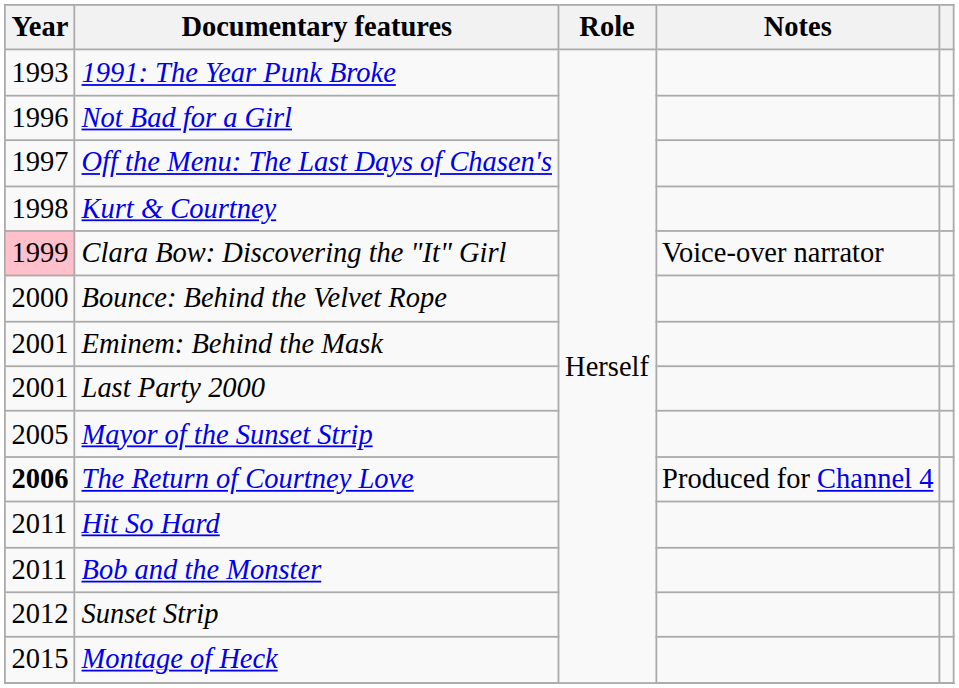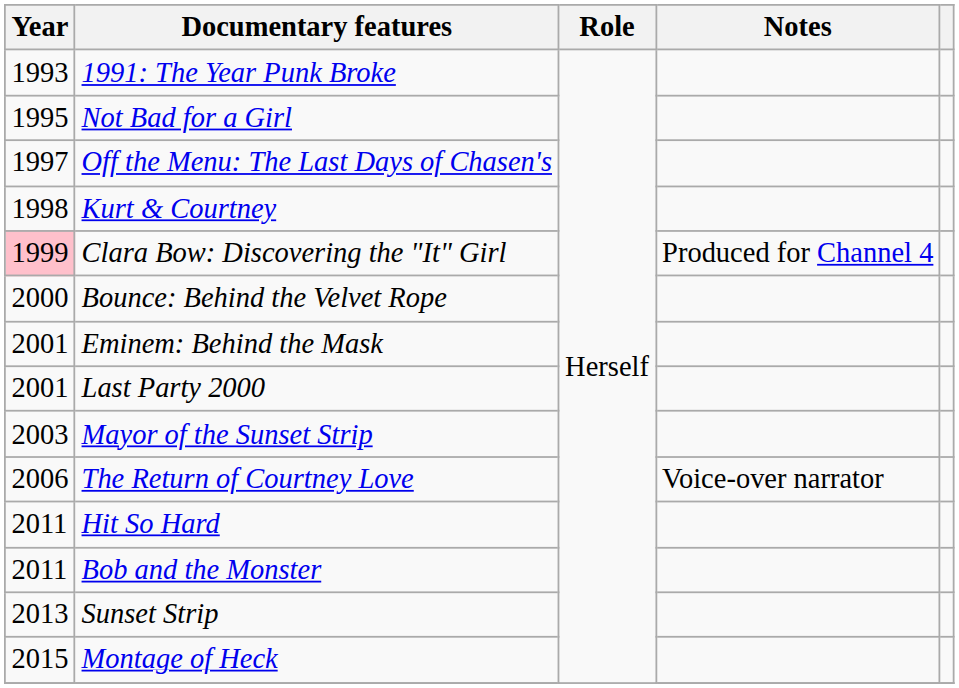(40, 117) 1996 -> (40, 117) 1995
(773, 252) Voice-over narrator -> (798, 252) Produced for Channel 4
(40, 433) 2005 -> (40, 433) 2003
(40, 478) bold -> (40, 478) normal
(798, 478) Produced for Channel 4 -> (773, 478) Voice-over narrator
(40, 614) 2012 -> (40, 614) 2013
